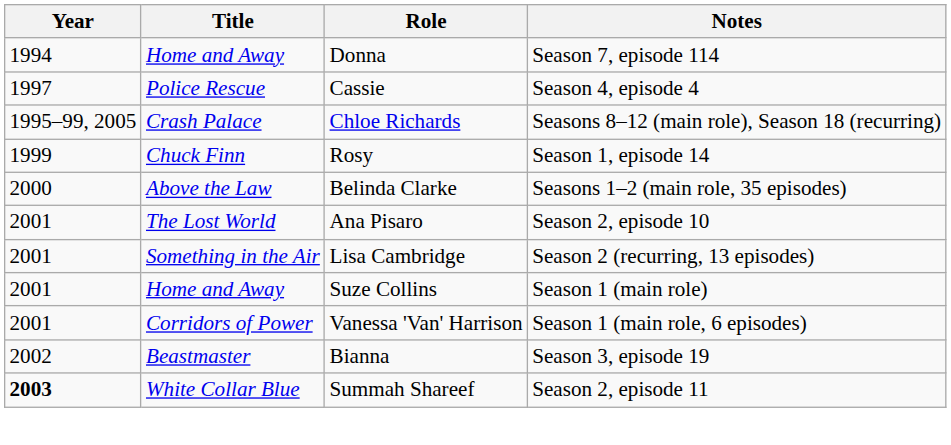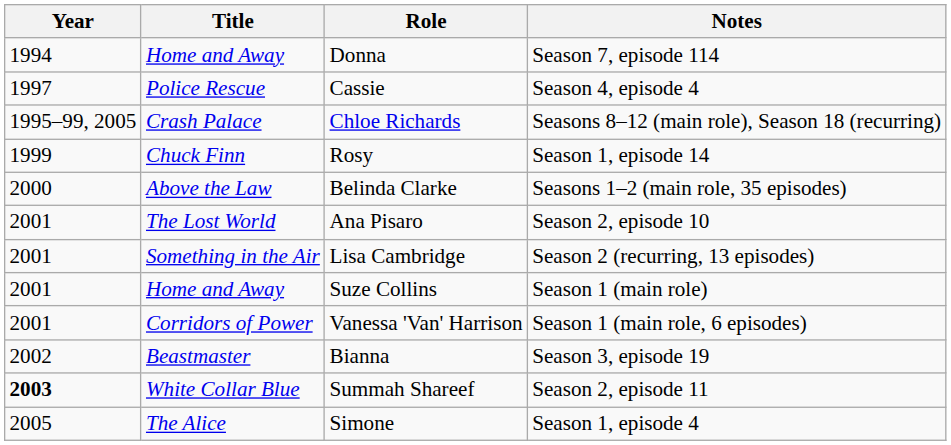+ row: (362, 423)
